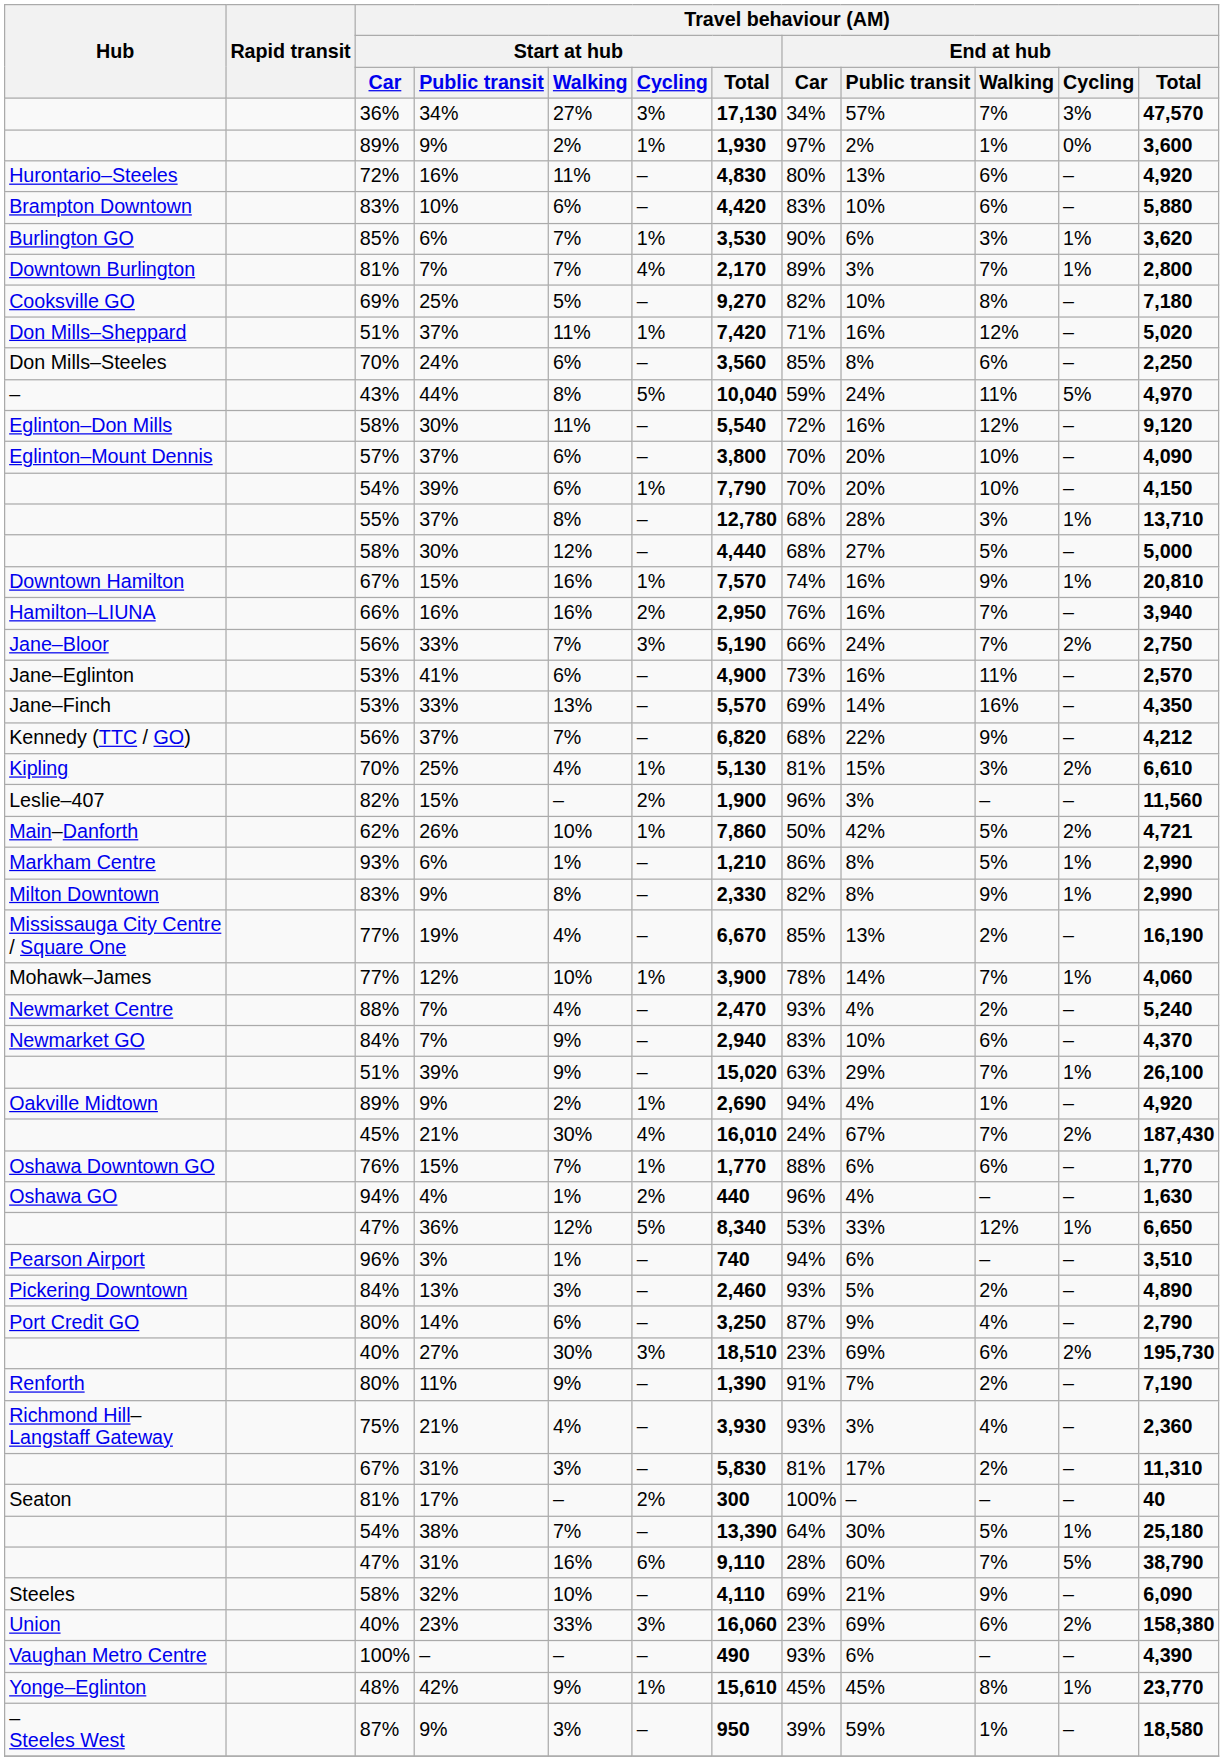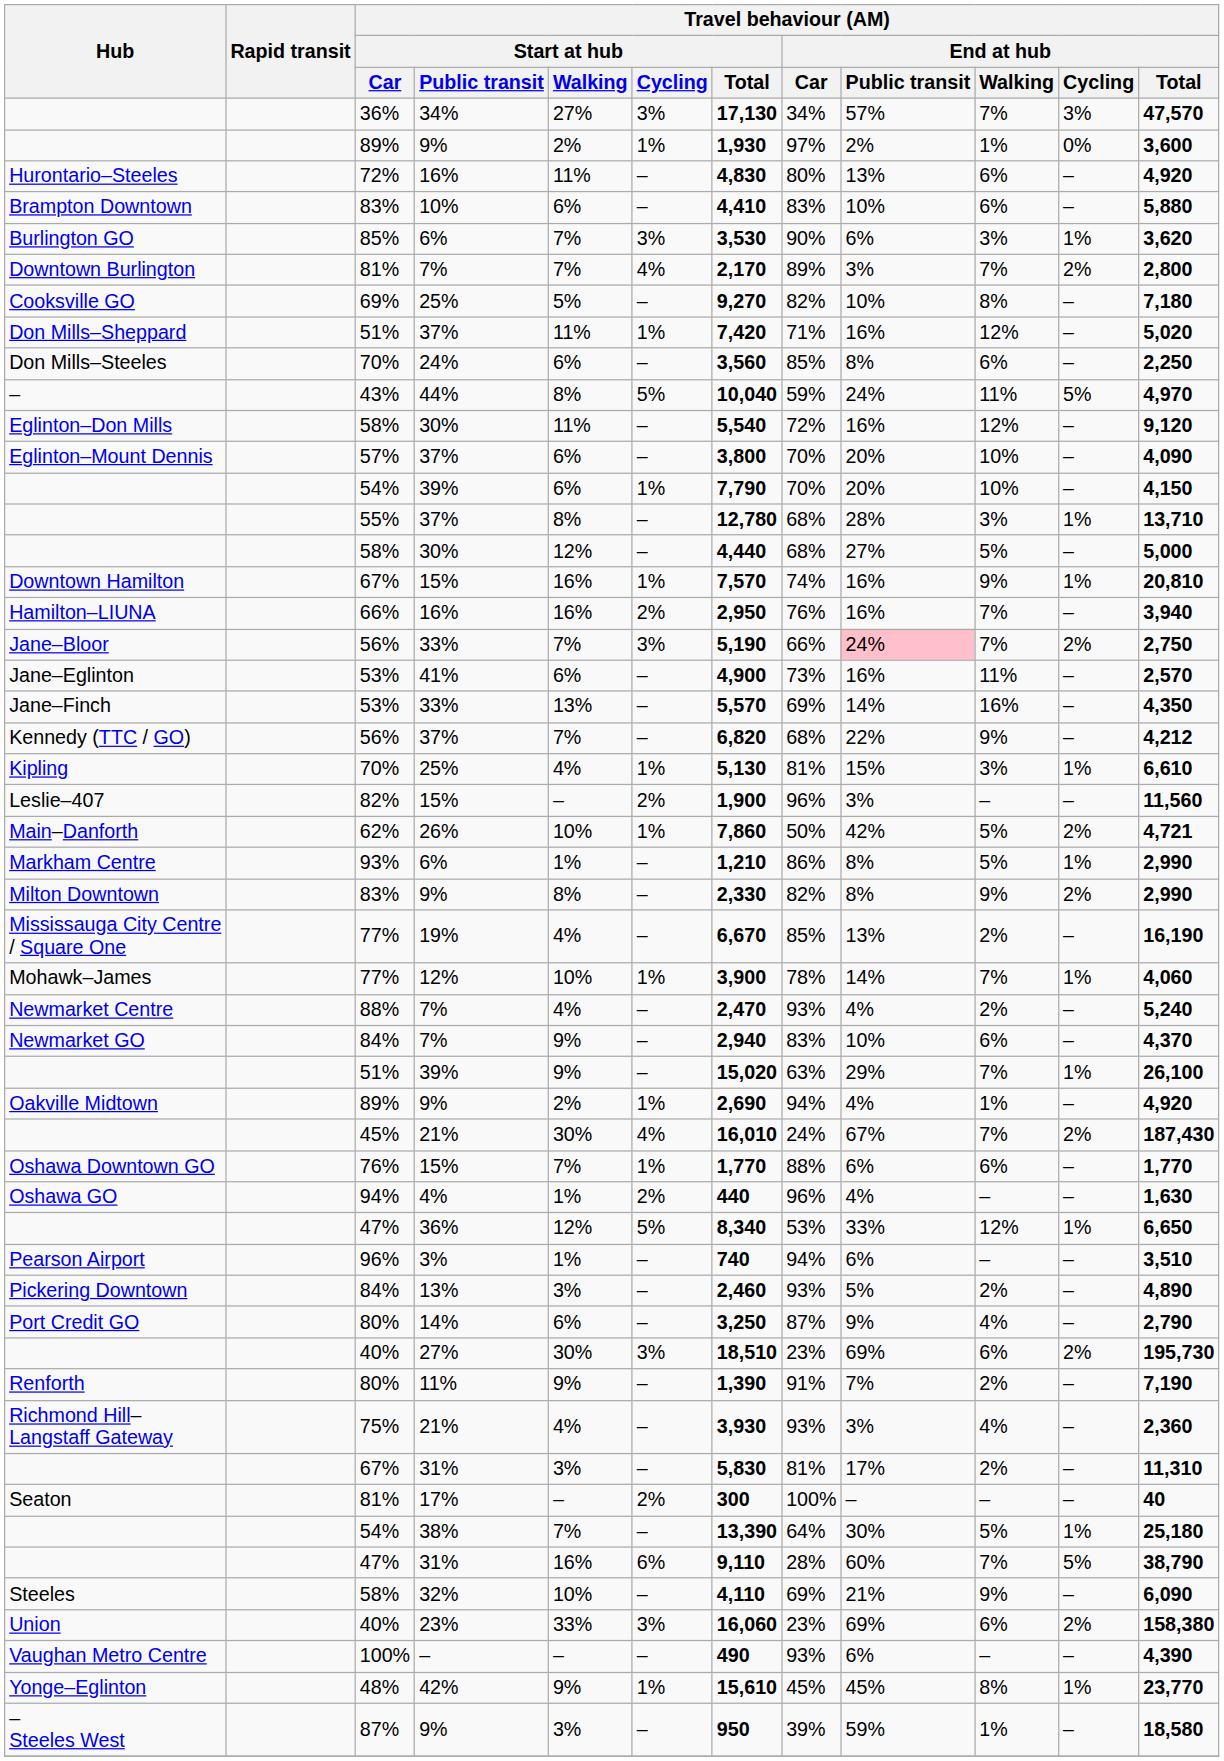(741, 207) 4,420 -> (741, 207) 4,410
(651, 238) 1% -> (651, 238) 3%
(1077, 269) 1% -> (1077, 269) 2%
(865, 644) no background -> (865, 644) pink background
(1077, 769) 2% -> (1077, 769) 1%
(1077, 894) 1% -> (1077, 894) 2%
